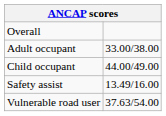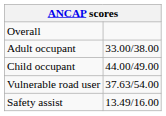rows swapped: (54, 102) <-> (35, 84)
